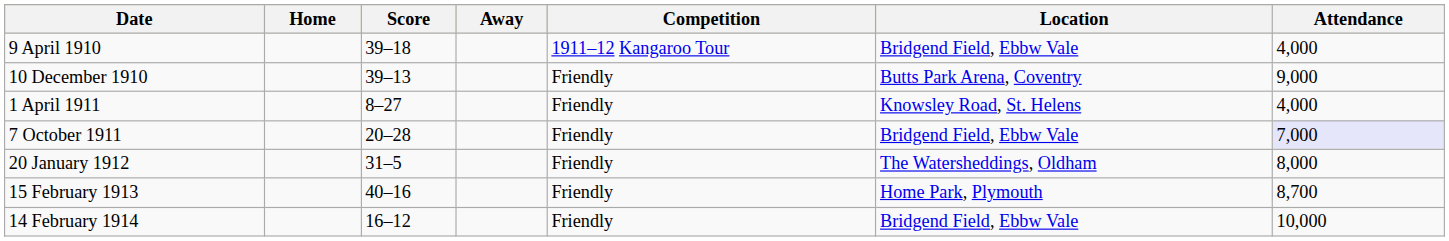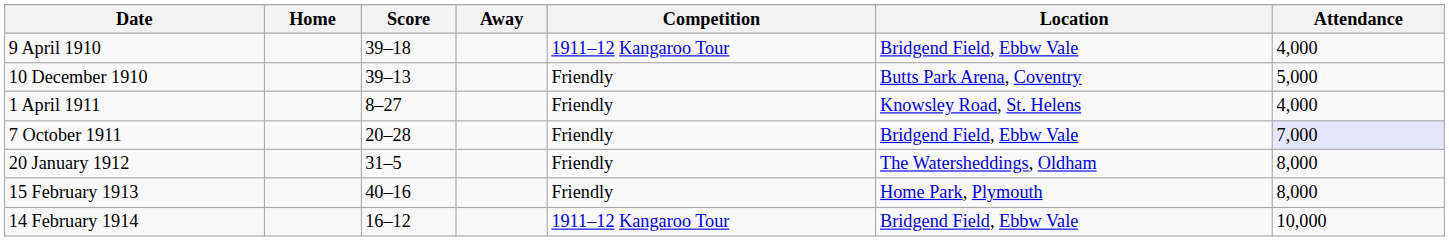(1297, 76) 9,000 -> (1297, 76) 5,000
(1297, 192) 8,700 -> (1297, 192) 8,000
(582, 221) Friendly -> (640, 221) 1911–12 Kangaroo Tour
